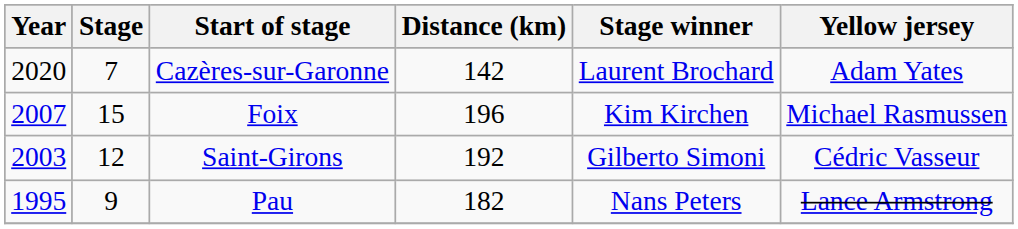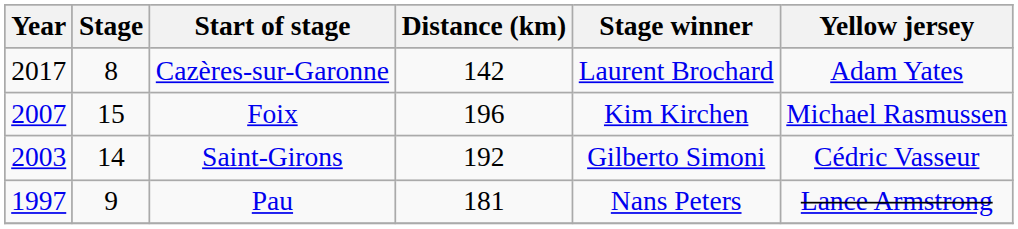(39, 69) 2020 -> (39, 69) 2017
(111, 69) 7 -> (111, 69) 8
(111, 157) 12 -> (111, 157) 14
(39, 200) 1995 -> (39, 200) 1997
(484, 200) 182 -> (484, 200) 181
